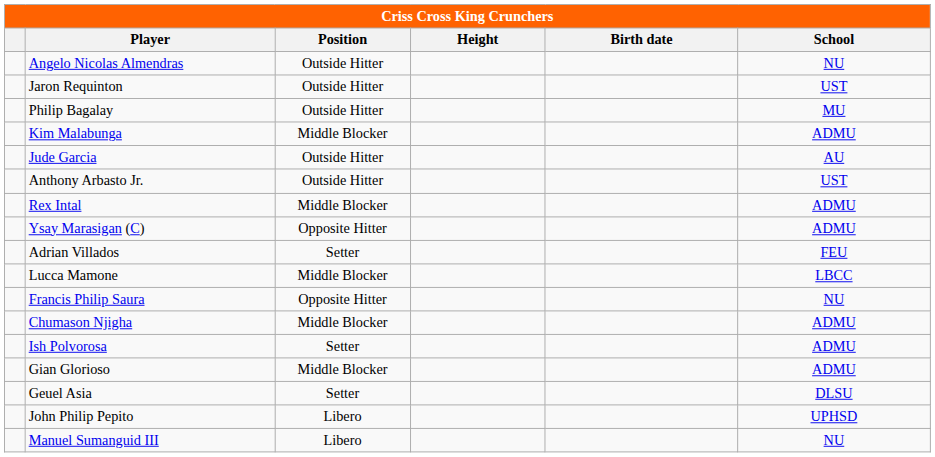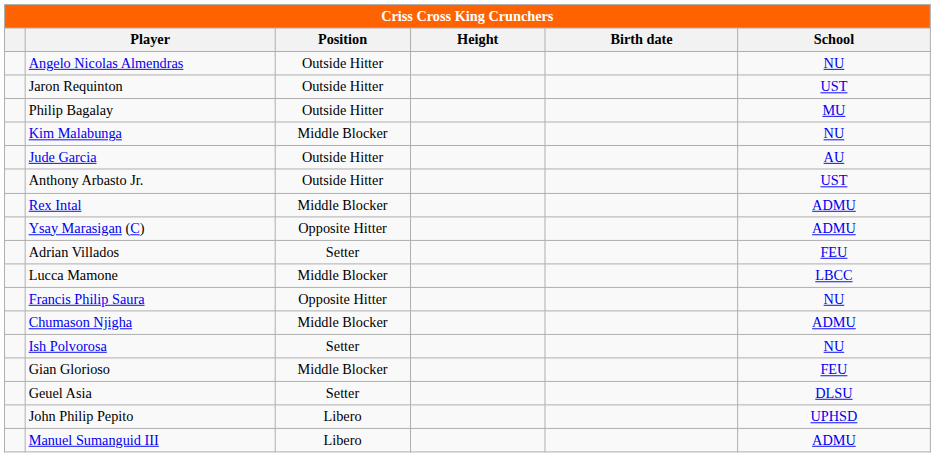(834, 134) ADMU -> (834, 134) NU
(834, 346) ADMU -> (834, 346) NU
(834, 369) ADMU -> (834, 369) FEU
(834, 440) NU -> (834, 440) ADMU
